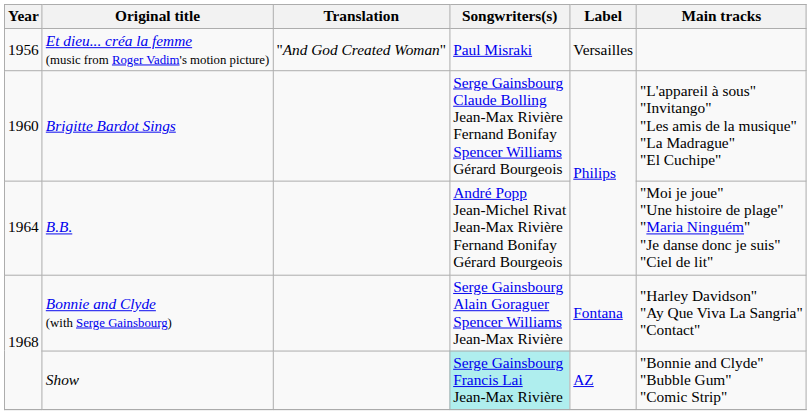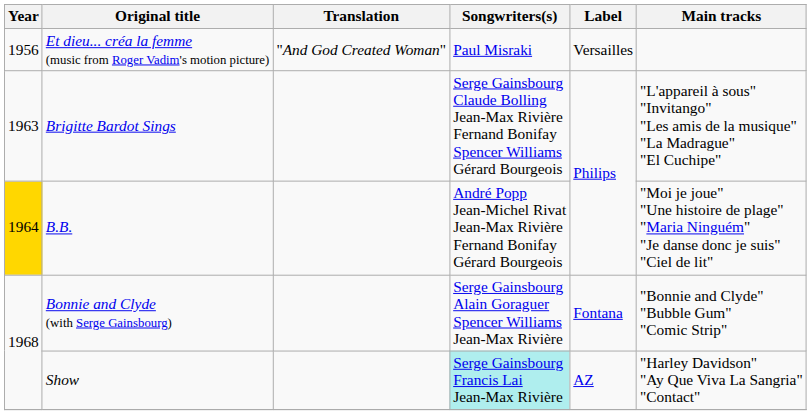(23, 125) 1960 -> (23, 125) 1963
(23, 227) no background -> (23, 227) gold background
(721, 312) "Harley Davidson" "Ay Que Viva La Sangria" "Contact" -> (702, 312) "Bonnie and Clyde" "Bubble Gum" "Comic Strip"
(702, 380) "Bonnie and Clyde" "Bubble Gum" "Comic Strip" -> (721, 380) "Harley Davidson" "Ay Que Viva La Sangria" "Contact"
